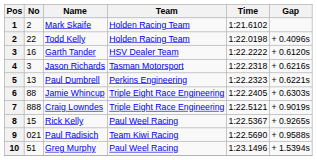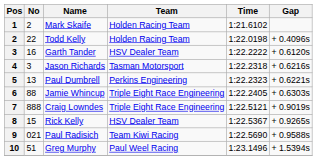(144, 121) Paul Weel Racing -> (144, 121) HSV Dealer Team
